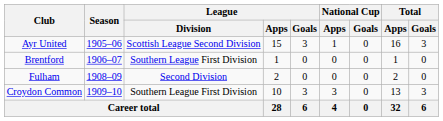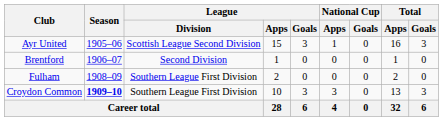(194, 60) Southern League First Division -> (194, 60) Second Division
(194, 76) Second Division -> (194, 76) Southern League First Division
(104, 92) normal -> (104, 92) bold
